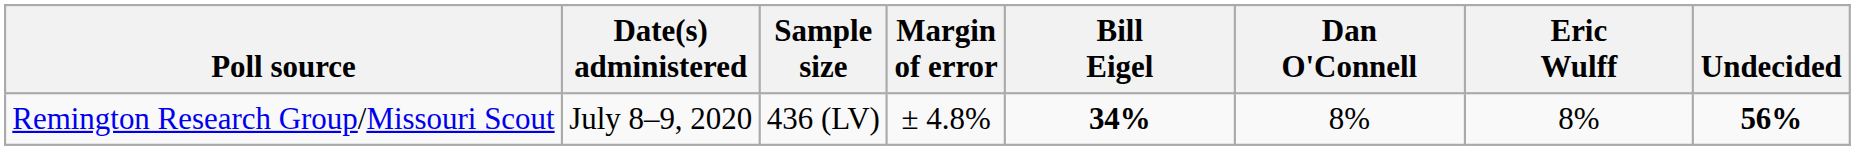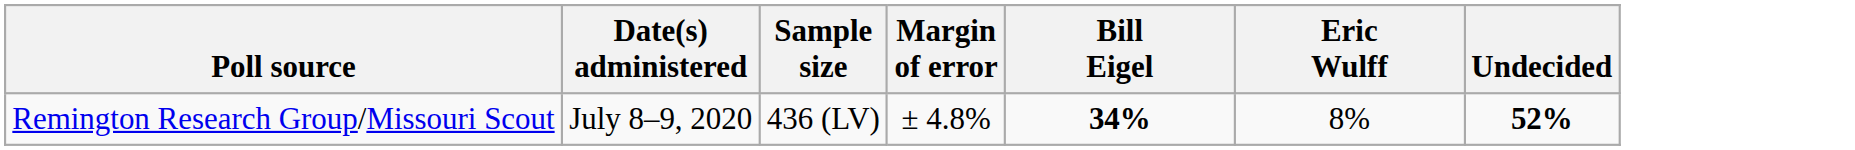- column: (1349, 48)
(1771, 118) 56% -> (1542, 118) 52%
